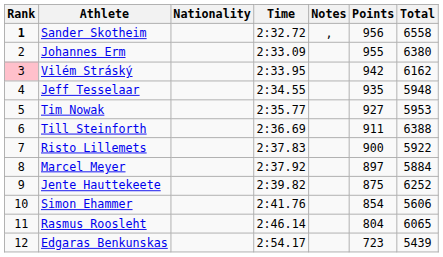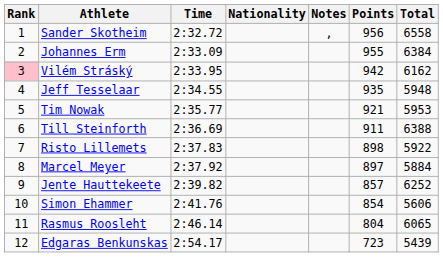columns swapped: (212, 14) <-> (281, 14)
(21, 33) bold -> (21, 33) normal
(418, 52) 6380 -> (418, 52) 6384
(373, 109) 927 -> (373, 109) 921
(373, 147) 900 -> (373, 147) 898
(373, 186) 875 -> (373, 186) 857
